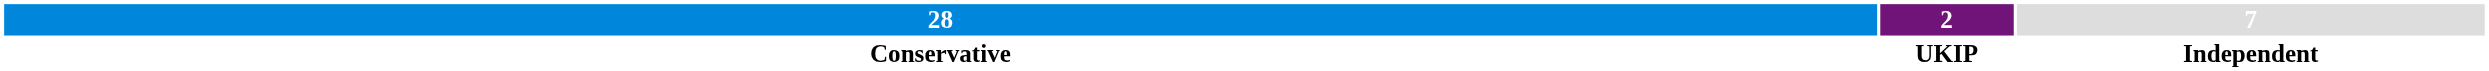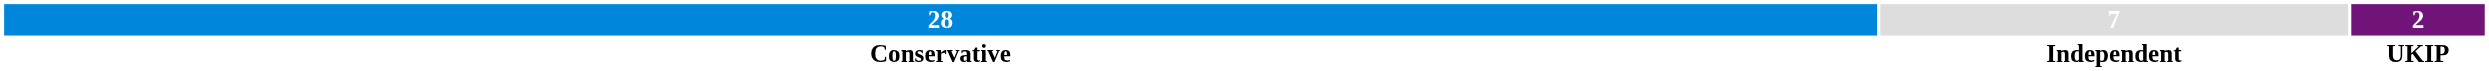columns swapped: (2251, 19) <-> (1947, 19)
